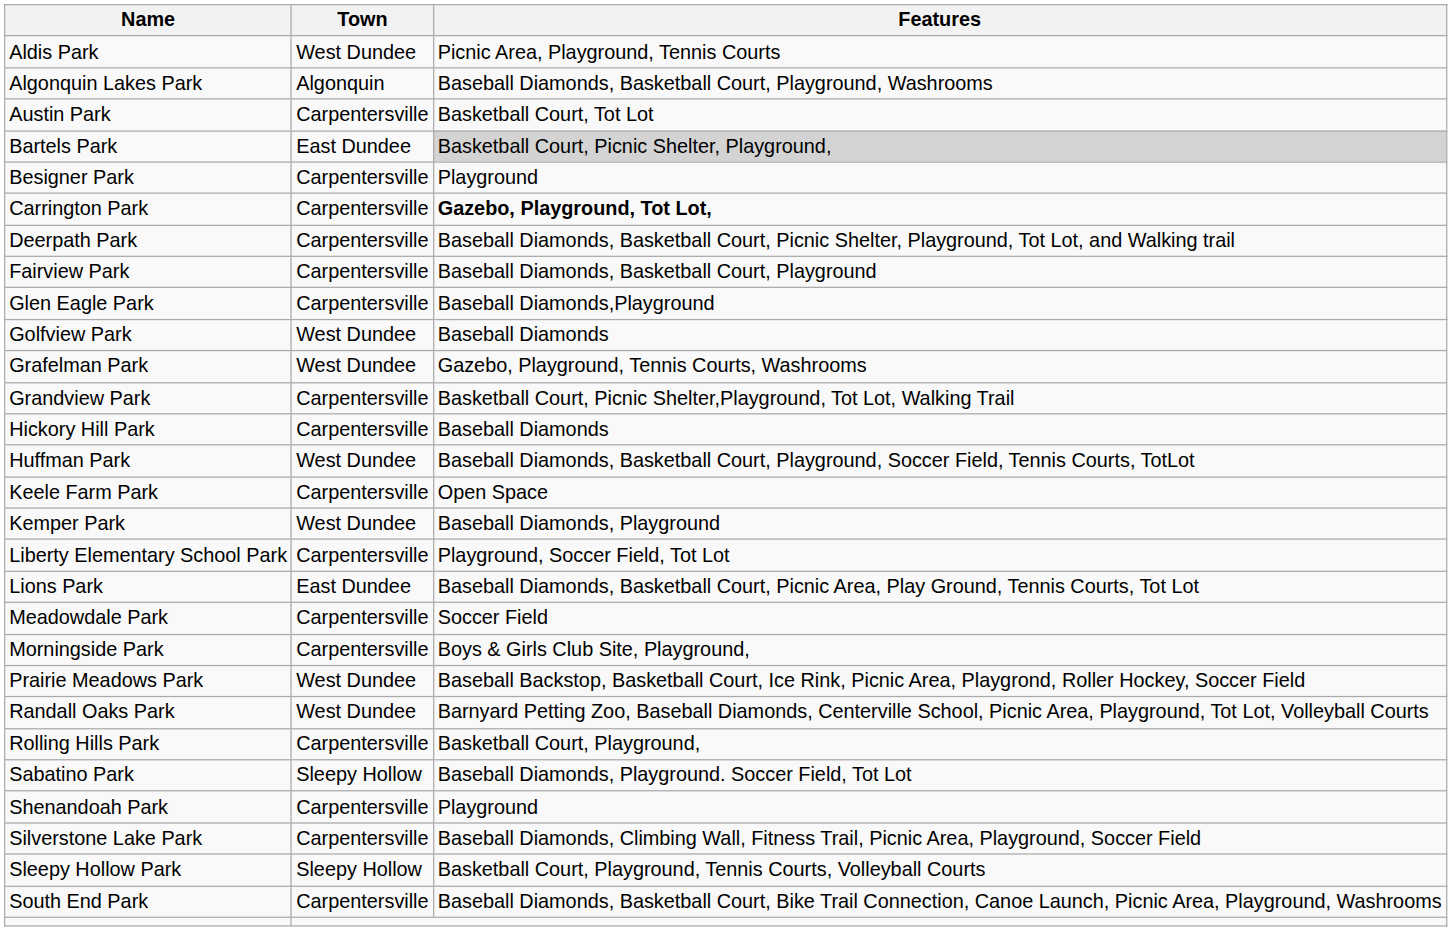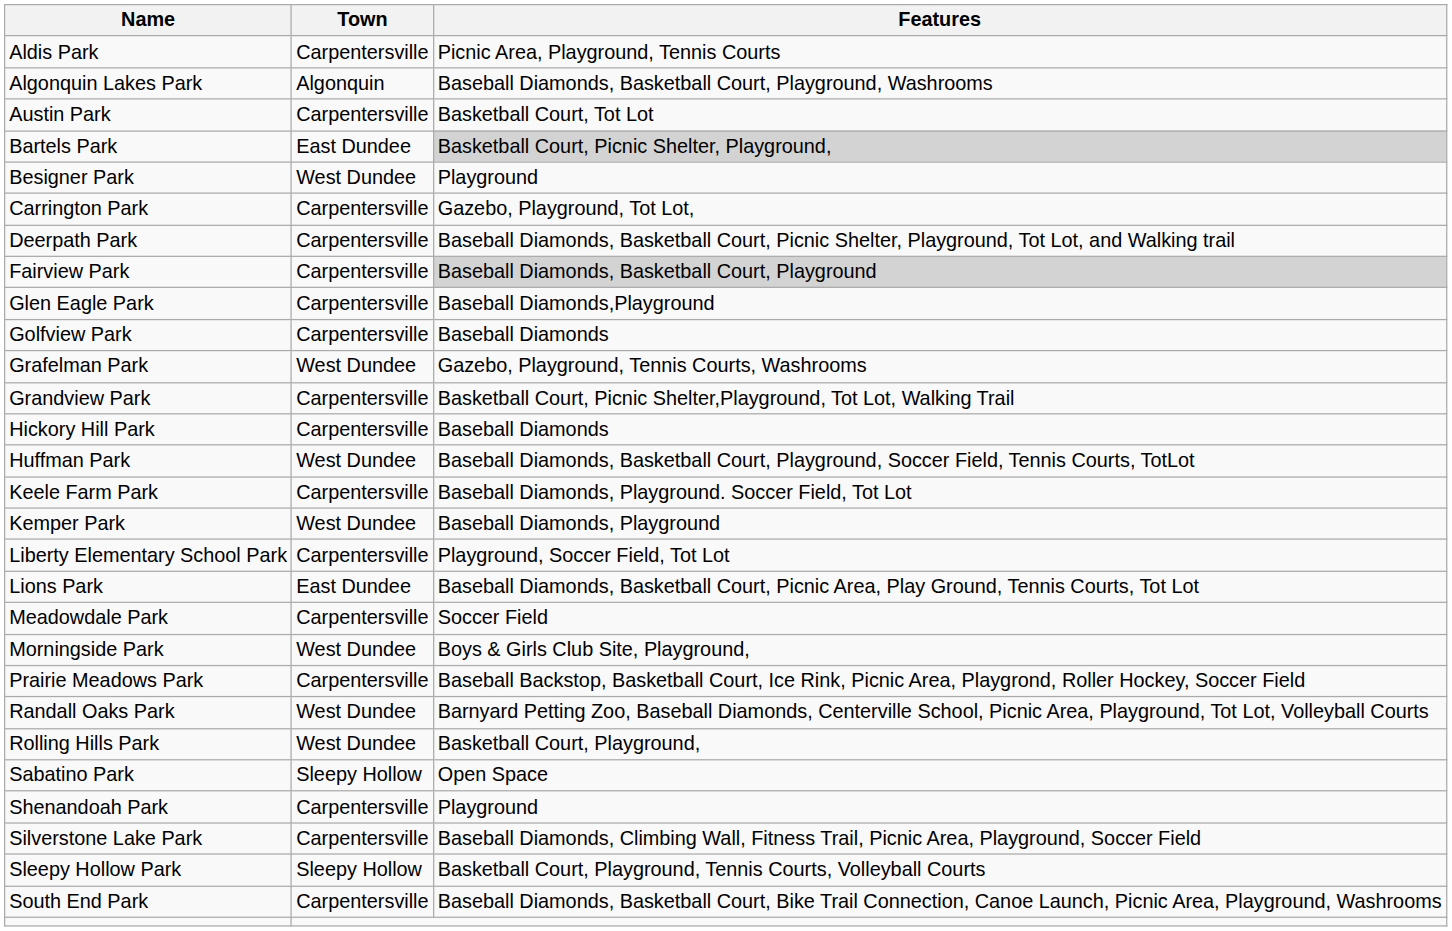(356, 51) West Dundee -> (362, 51) Carpentersville
(362, 177) Carpentersville -> (356, 177) West Dundee
(575, 209) bold -> (566, 209) normal
(657, 271) no background -> (657, 271) lightgrey background
(356, 334) West Dundee -> (362, 334) Carpentersville
(493, 492) Open Space -> (675, 492) Baseball Diamonds, Playground. Soccer Field, Tot Lot
(362, 649) Carpentersville -> (356, 649) West Dundee
(356, 680) West Dundee -> (362, 680) Carpentersville
(362, 743) Carpentersville -> (356, 743) West Dundee
(675, 775) Baseball Diamonds, Playground. Soccer Field, Tot Lot -> (493, 775) Open Space
